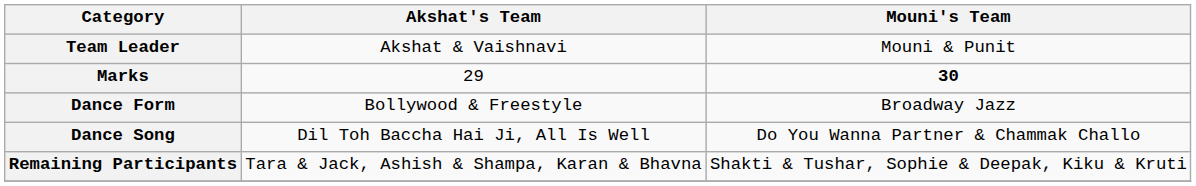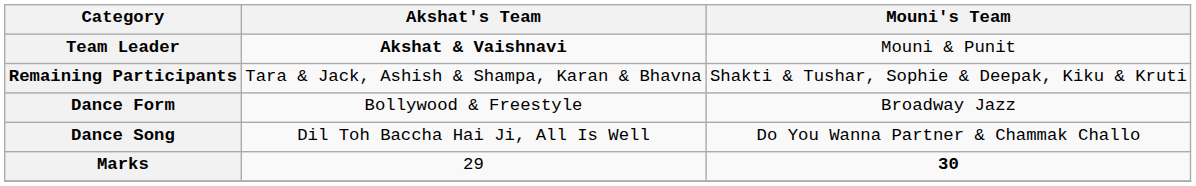(473, 48) normal -> (473, 48) bold
rows swapped: (123, 166) <-> (123, 78)
